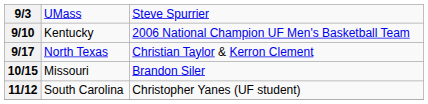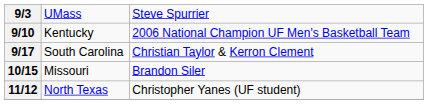(76, 52) North Texas -> (84, 52) South Carolina
(84, 90) South Carolina -> (76, 90) North Texas
